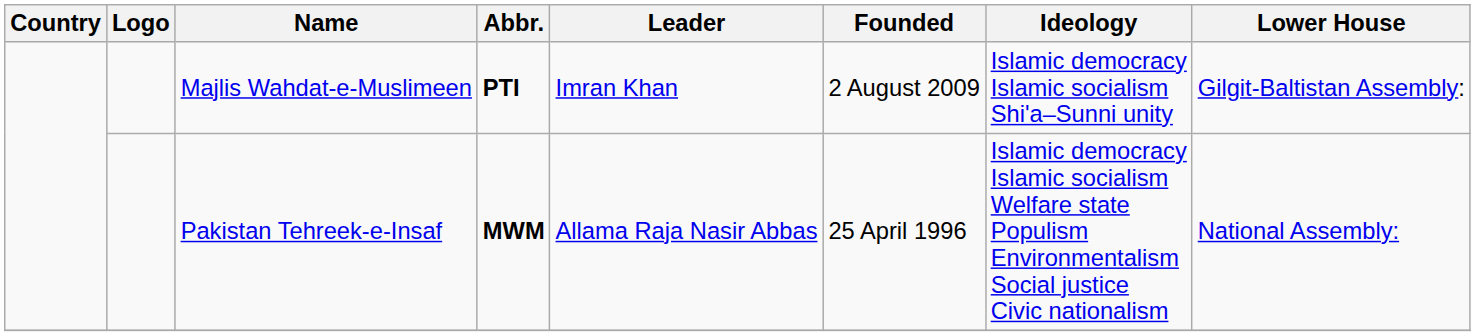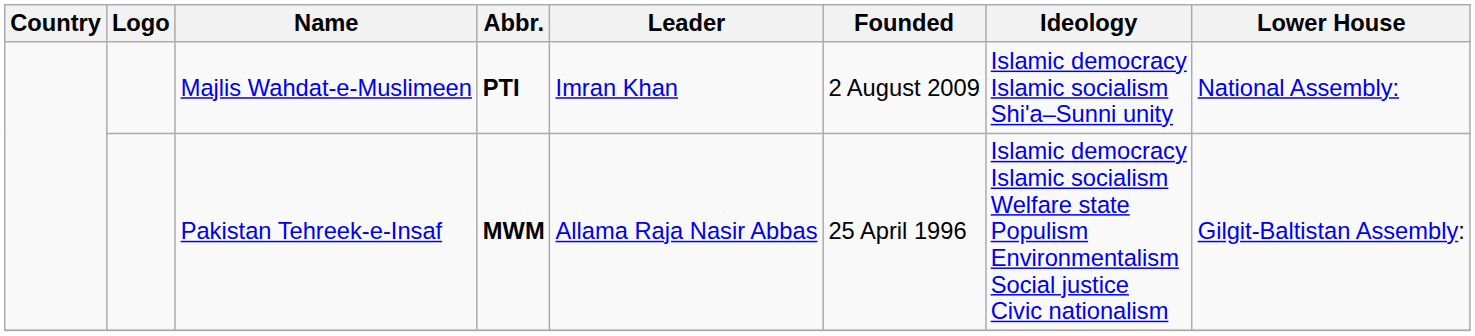(1331, 87) Gilgit-Baltistan Assembly: -> (1298, 87) National Assembly:
(1298, 231) National Assembly: -> (1331, 231) Gilgit-Baltistan Assembly:
